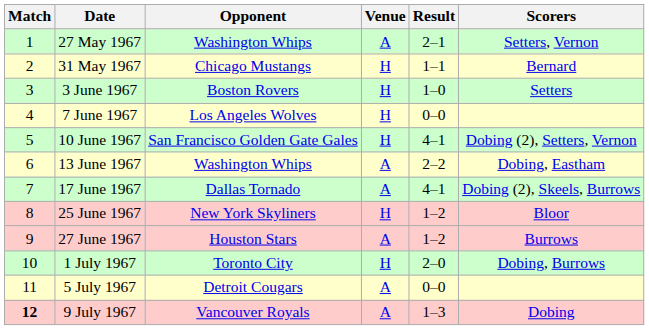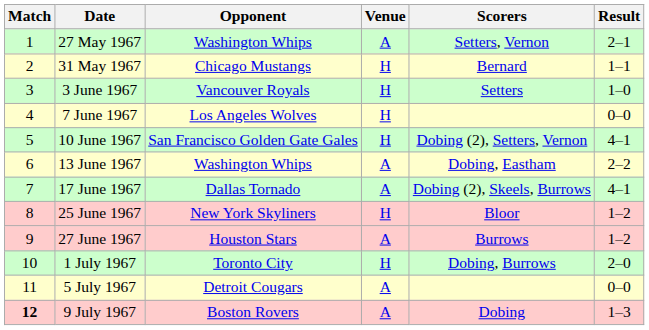columns swapped: (434, 16) <-> (551, 16)
(253, 90) Boston Rovers -> (253, 90) Vancouver Royals
(253, 312) Vancouver Royals -> (253, 312) Boston Rovers
